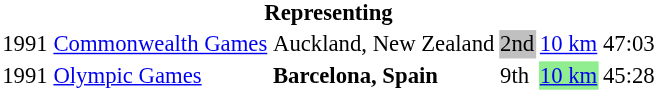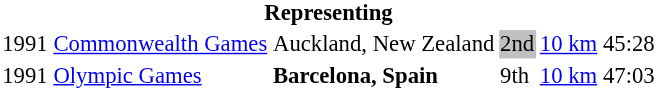(629, 44) 47:03 -> (629, 44) 45:28
(569, 75) lightgreen background -> (569, 75) no background
(629, 75) 45:28 -> (629, 75) 47:03
